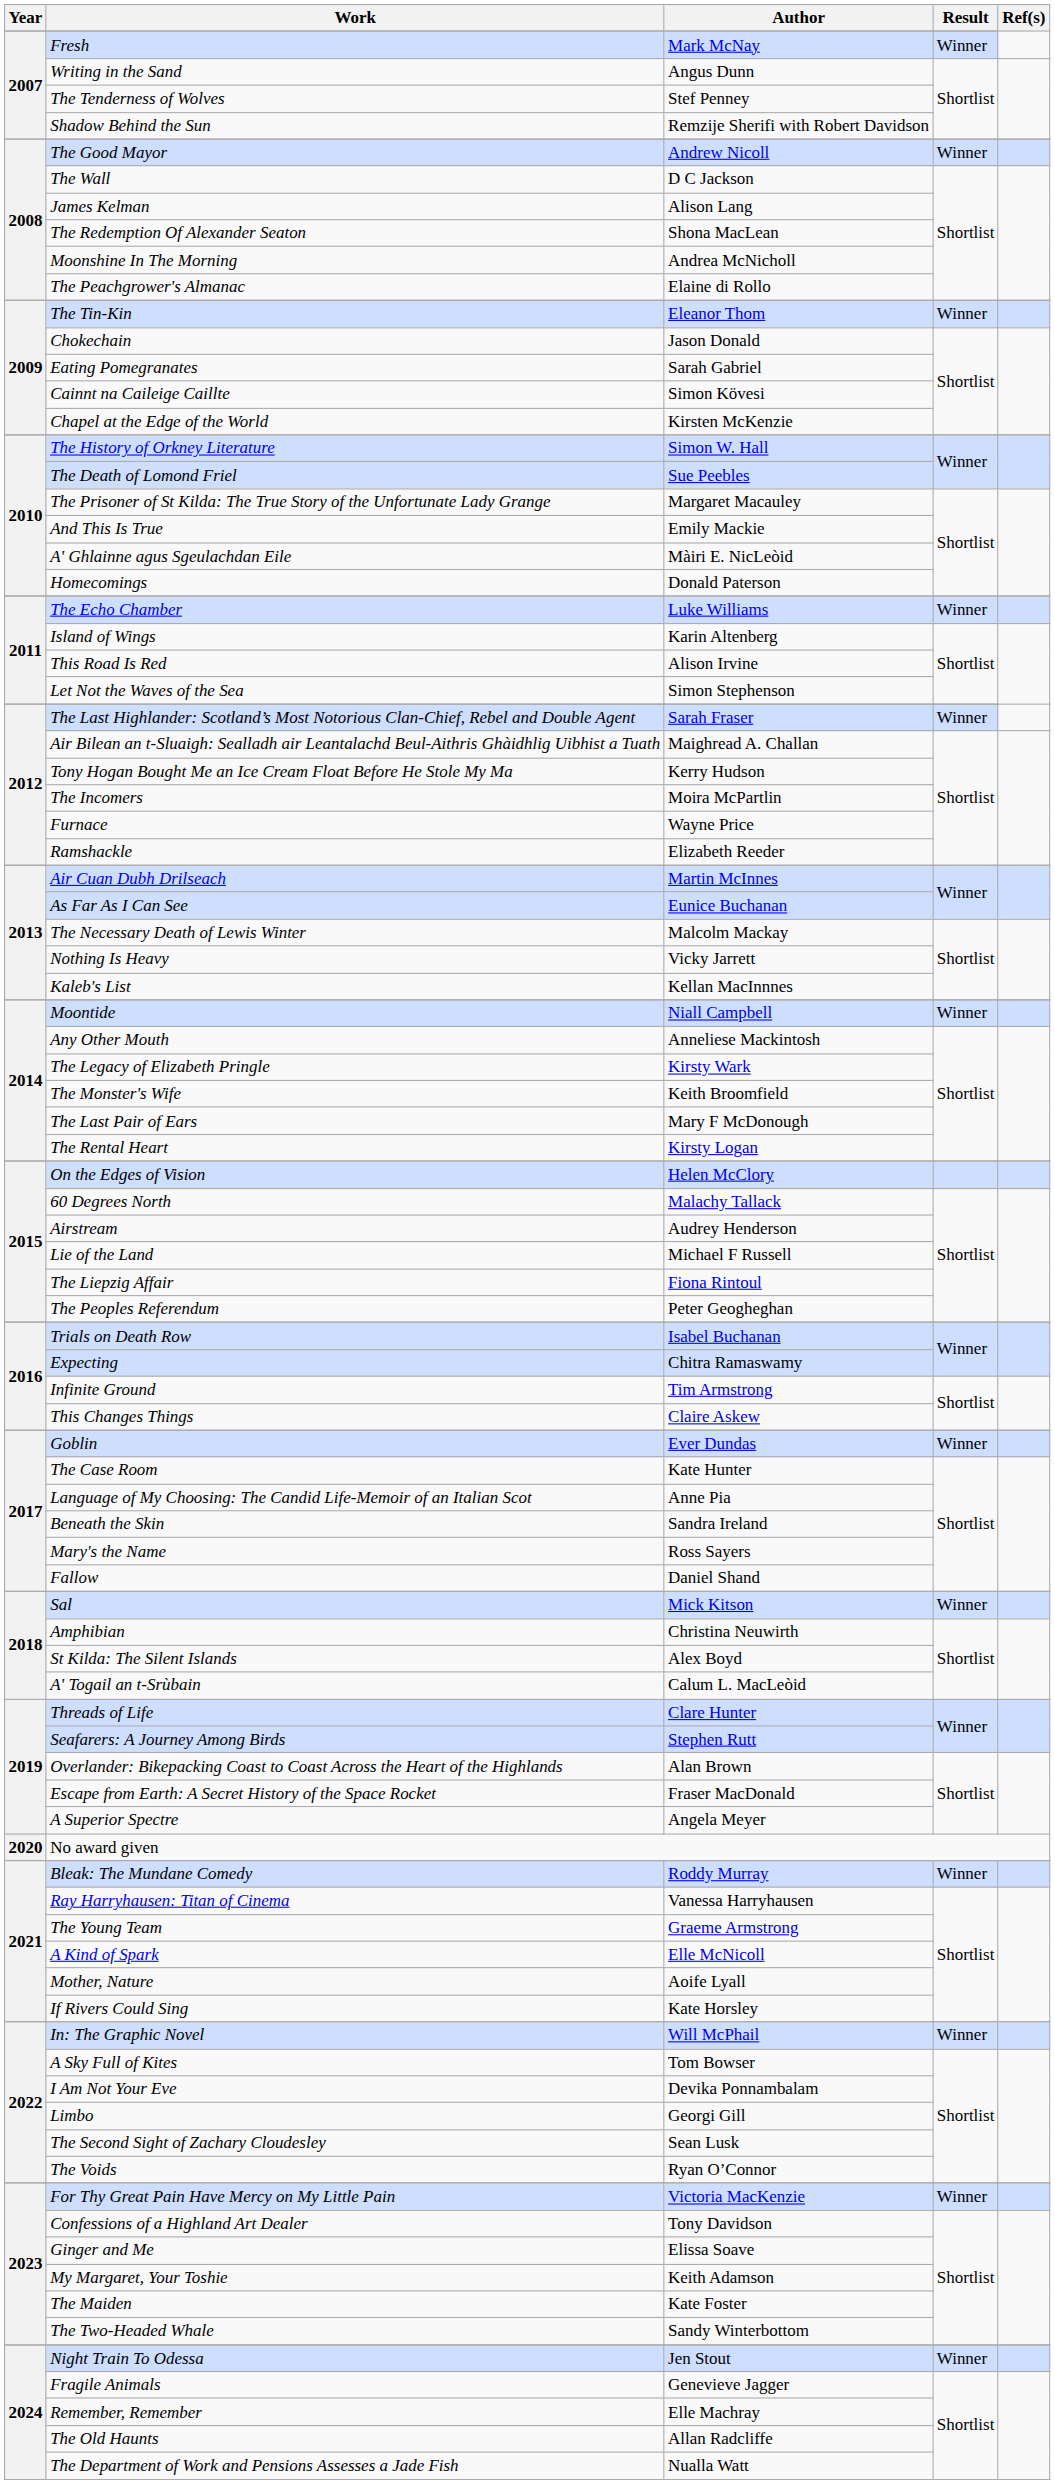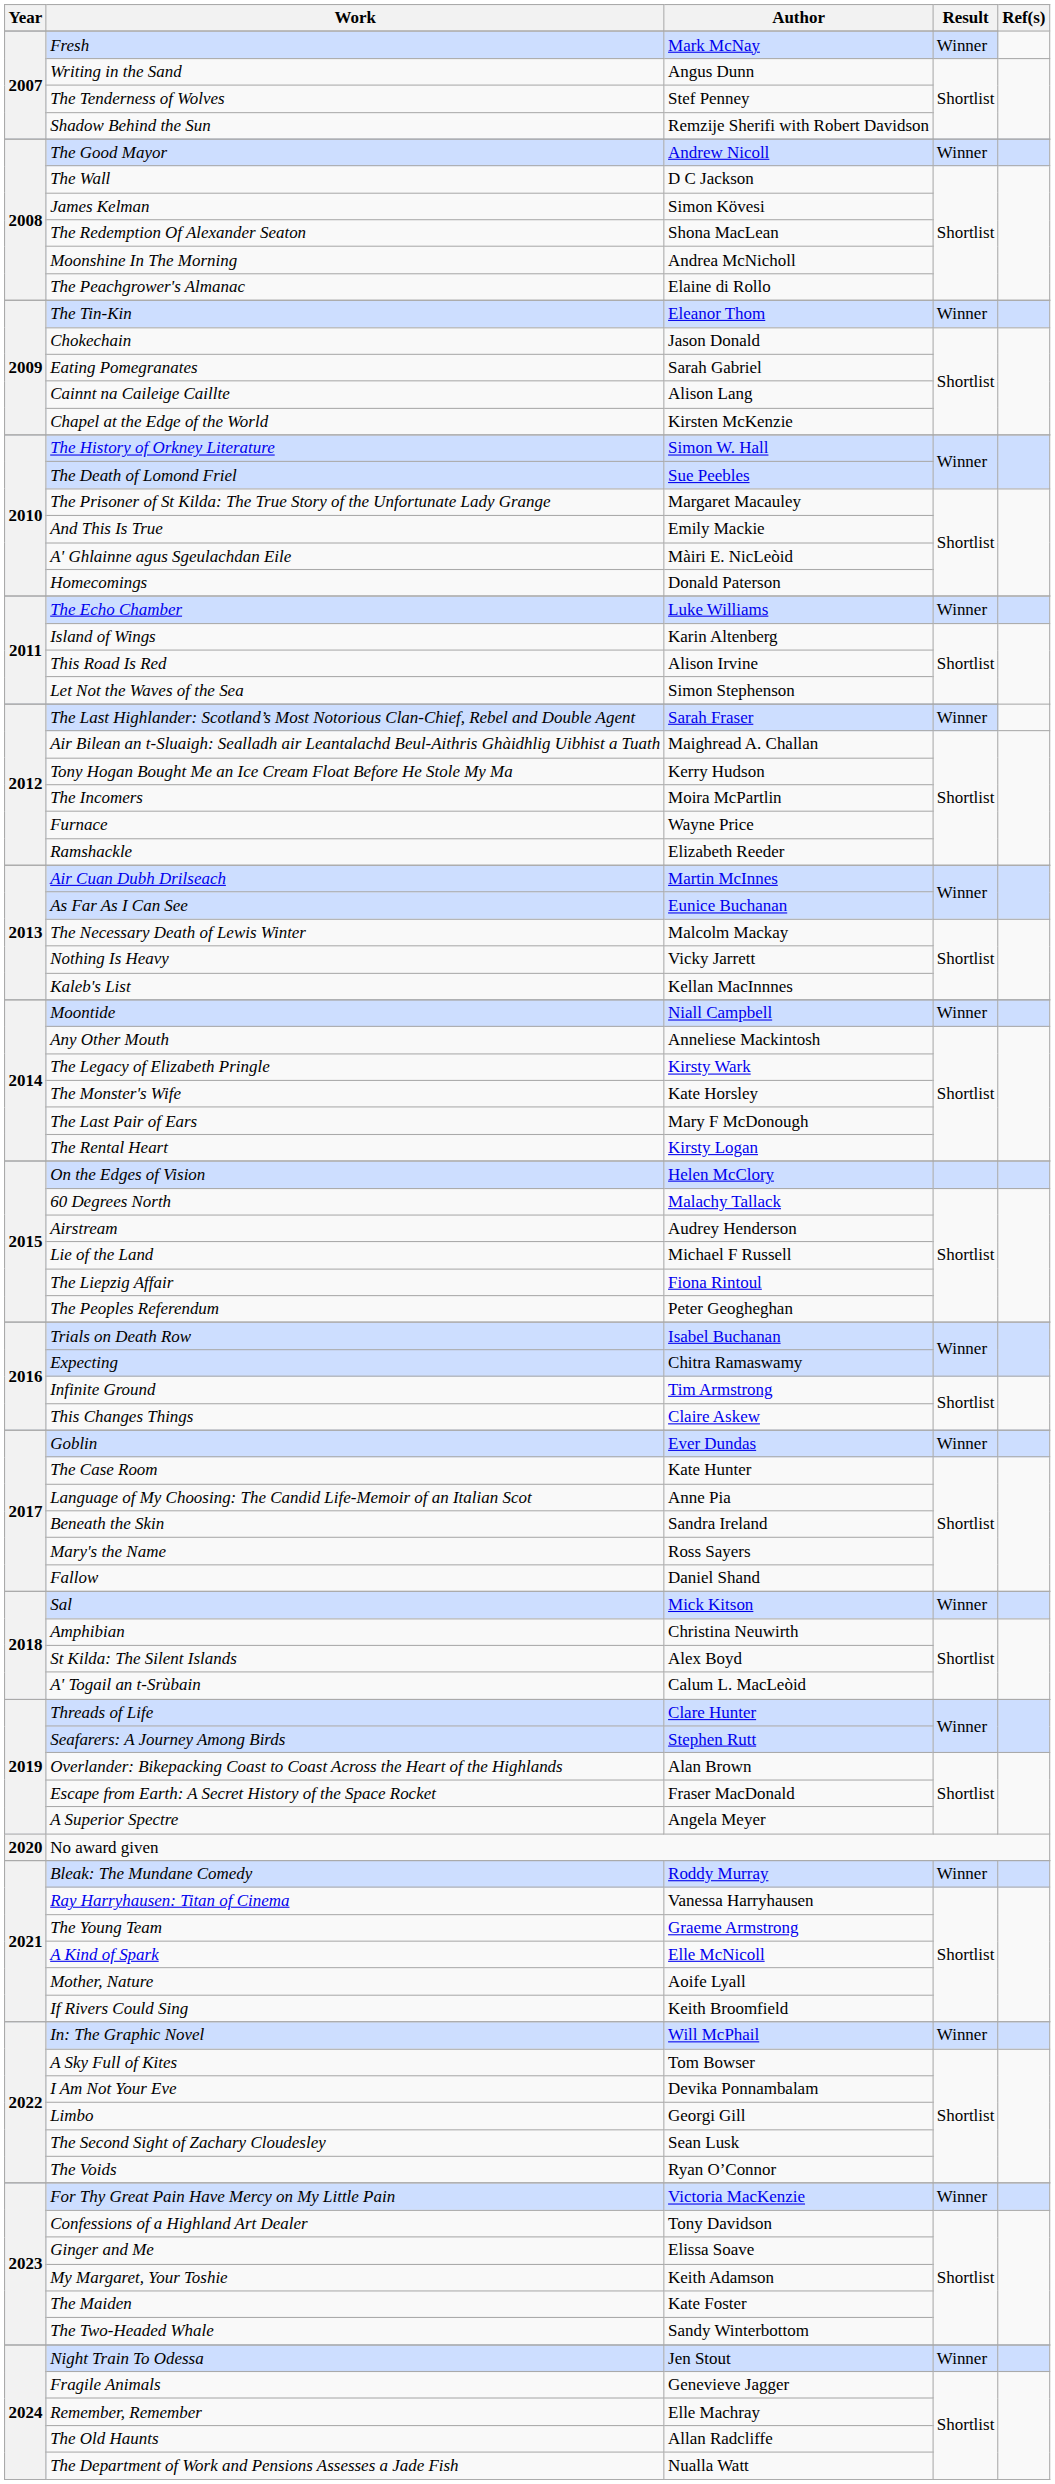(710, 206) Alison Lang -> (716, 206) Simon Kövesi
(716, 394) Simon Kövesi -> (710, 394) Alison Lang
(728, 1093) Keith Broomfield -> (713, 1093) Kate Horsley
(713, 2008) Kate Horsley -> (728, 2008) Keith Broomfield
